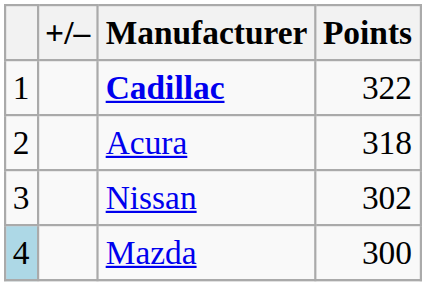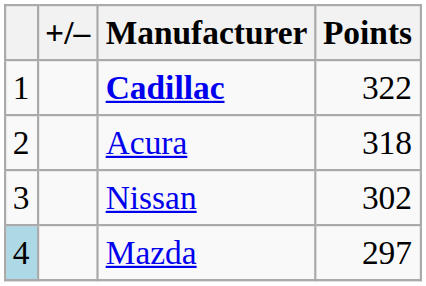(387, 252) 300 -> (387, 252) 297
